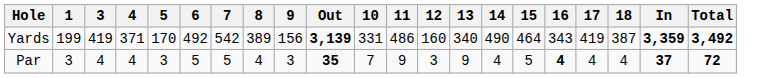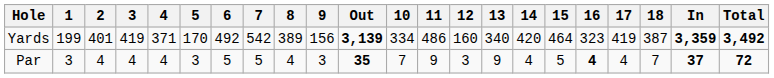+ column: (100, 16)
(370, 39) 331 -> (402, 39) 334
(497, 39) 490 -> (529, 39) 420
(560, 39) 343 -> (592, 39) 323
(624, 61) 4 -> (655, 61) 7
